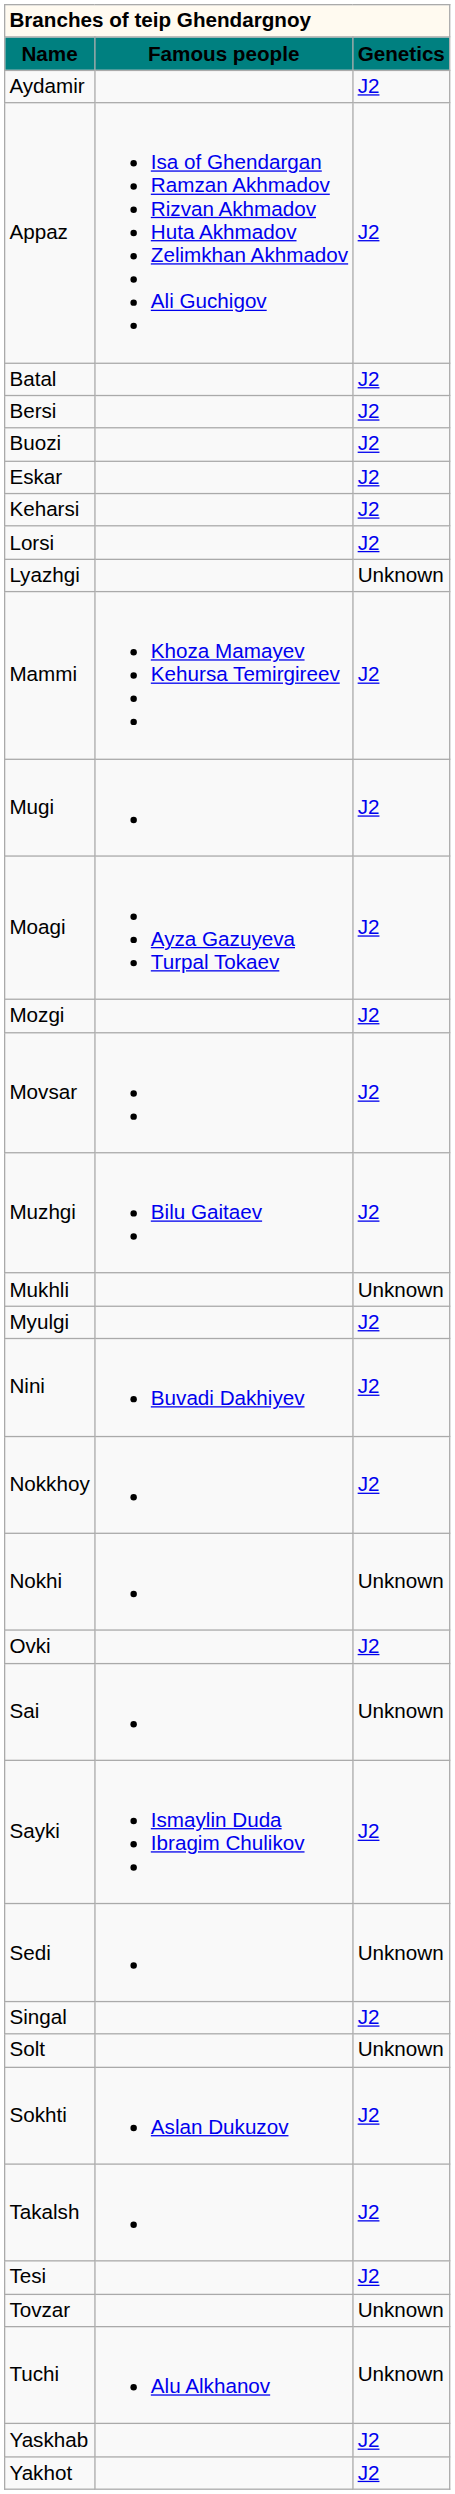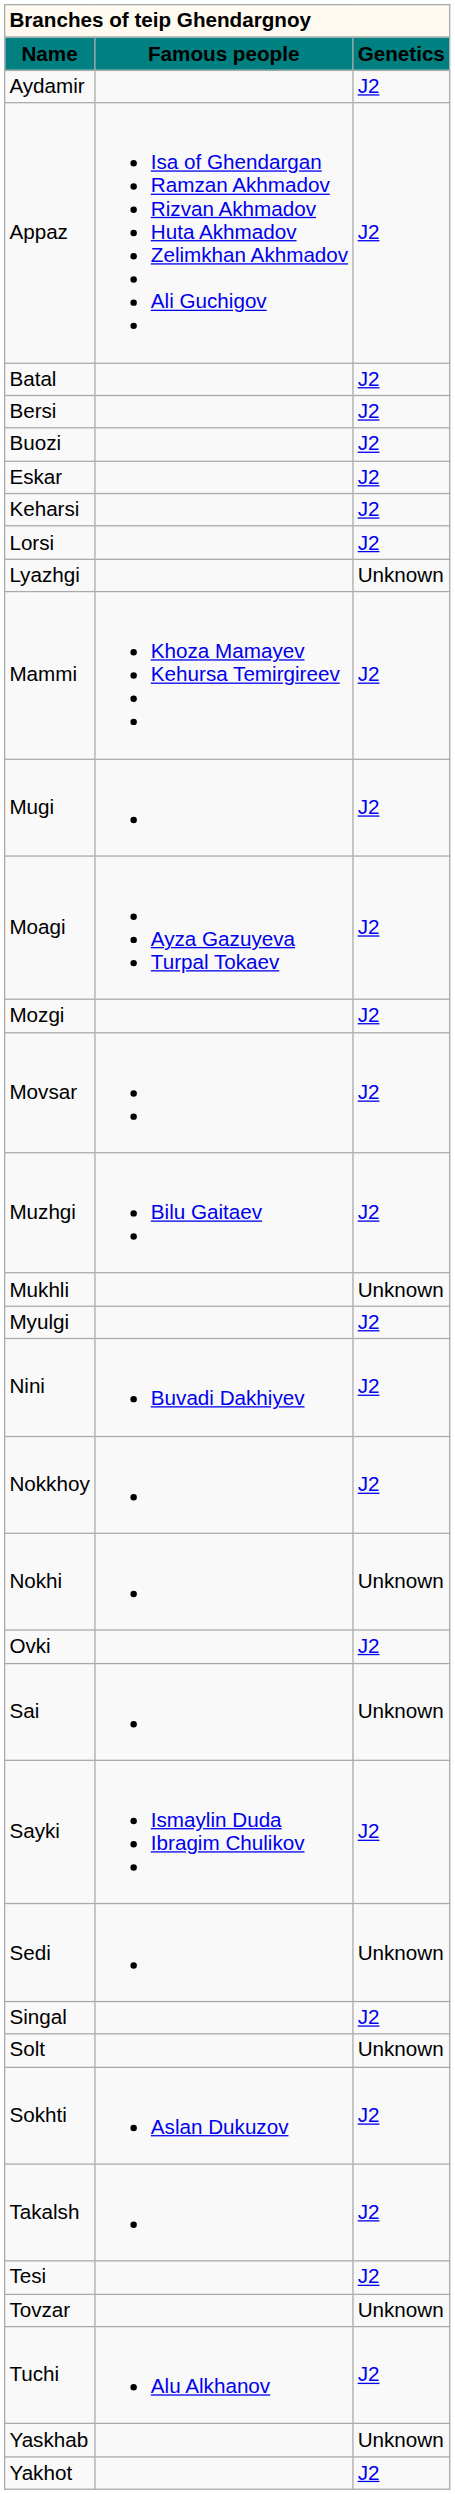(401, 2375) Unknown -> (369, 2375) J2
(369, 2440) J2 -> (401, 2440) Unknown
